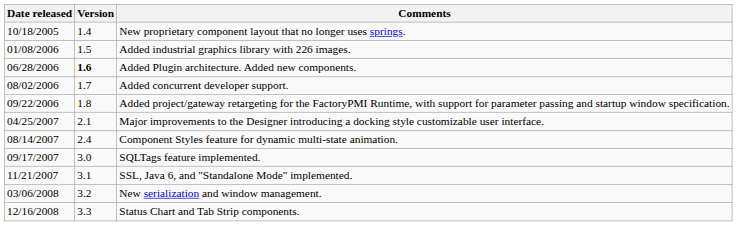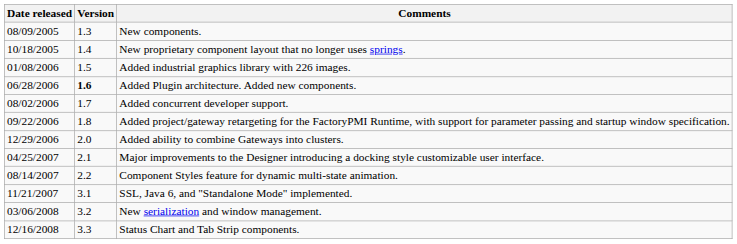+ row: (160, 31)
+ row: (232, 139)
(84, 139) 2.4 -> (84, 175) 2.2
- row: (190, 157)
